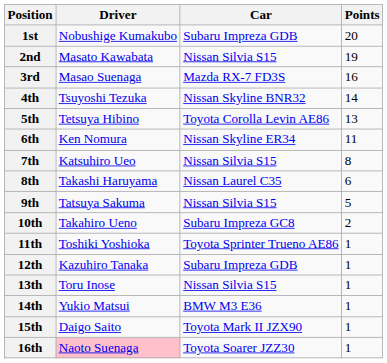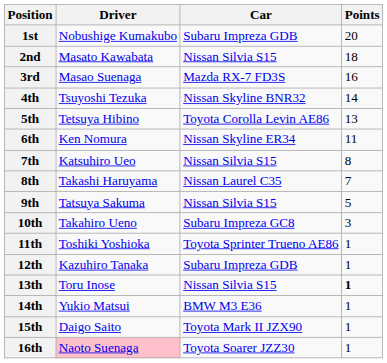(351, 56) 19 -> (351, 56) 18
(348, 181) 6 -> (348, 181) 7
(348, 222) 2 -> (348, 222) 3
(348, 285) normal -> (348, 285) bold
